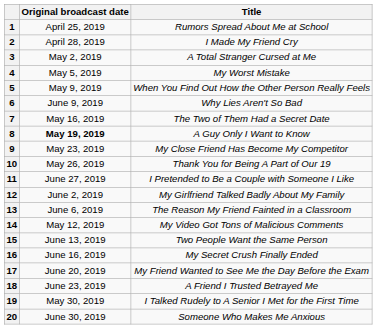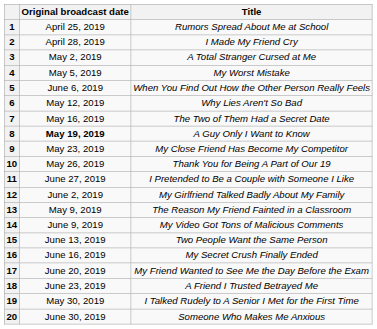(75, 88) May 9, 2019 -> (75, 88) June 6, 2019
(75, 103) June 9, 2019 -> (75, 103) May 12, 2019
(75, 210) June 6, 2019 -> (75, 210) May 9, 2019
(75, 225) May 12, 2019 -> (75, 225) June 9, 2019
